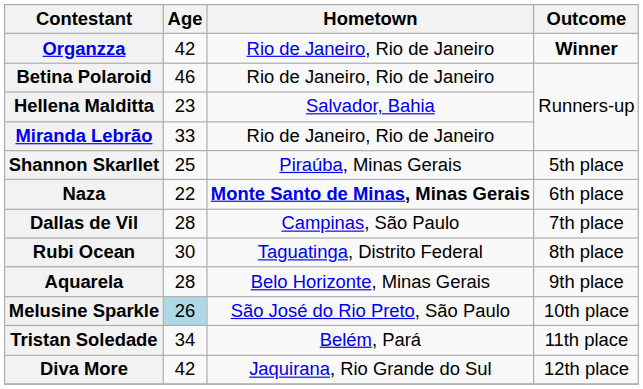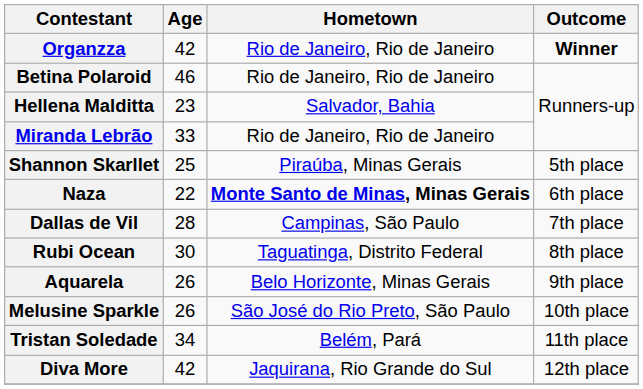(185, 281) 28 -> (185, 281) 26
(185, 310) lightblue background -> (185, 310) no background
